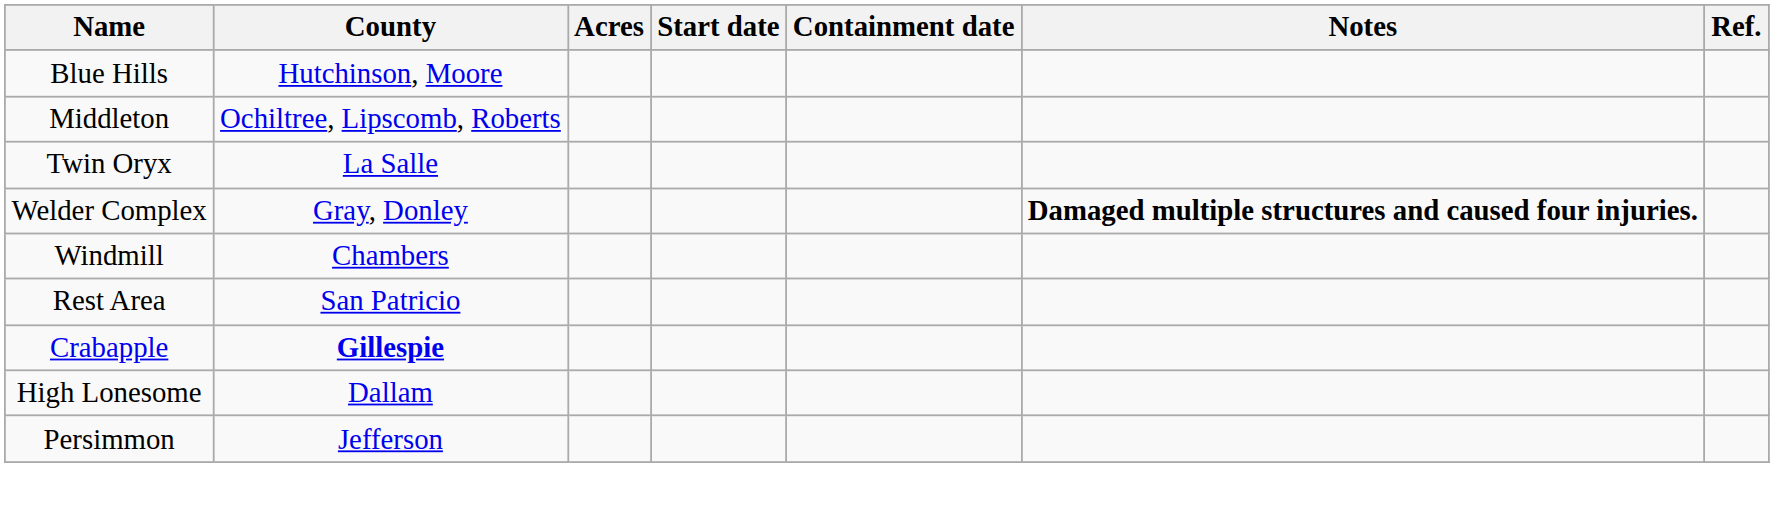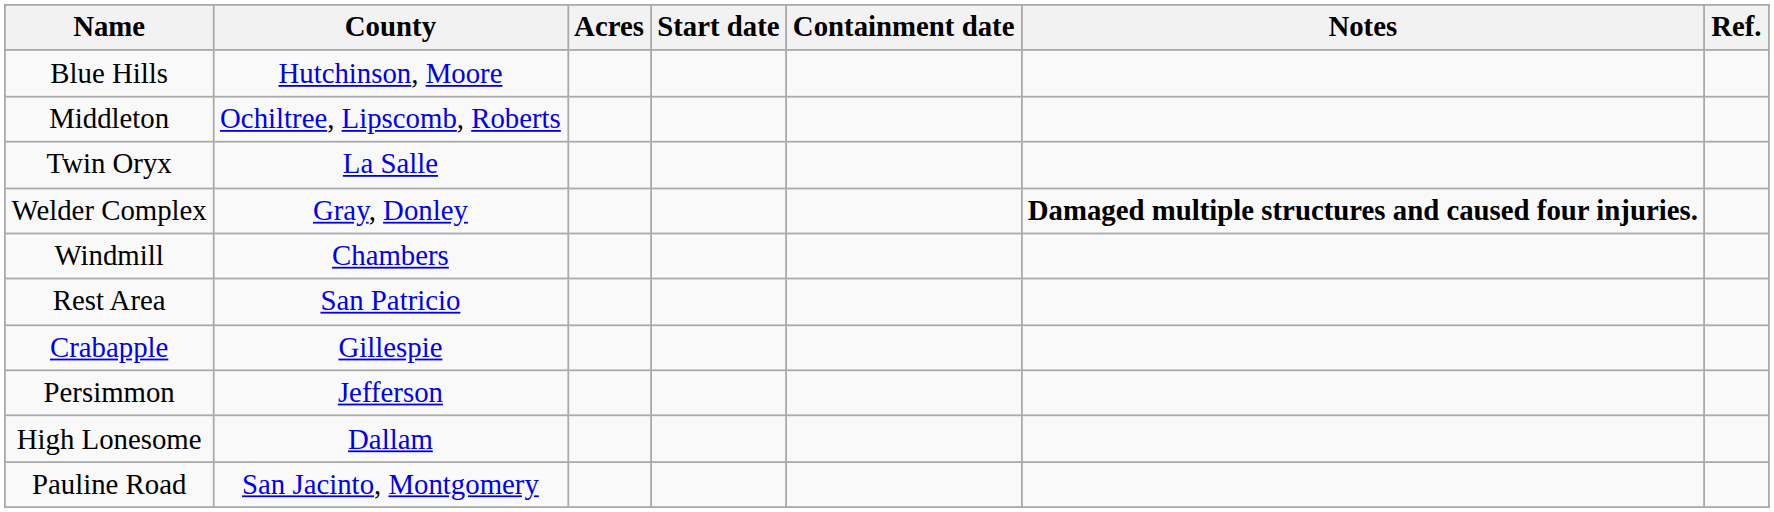(390, 347) bold -> (390, 347) normal
rows swapped: (109, 438) <-> (109, 392)
+ row: (109, 484)
